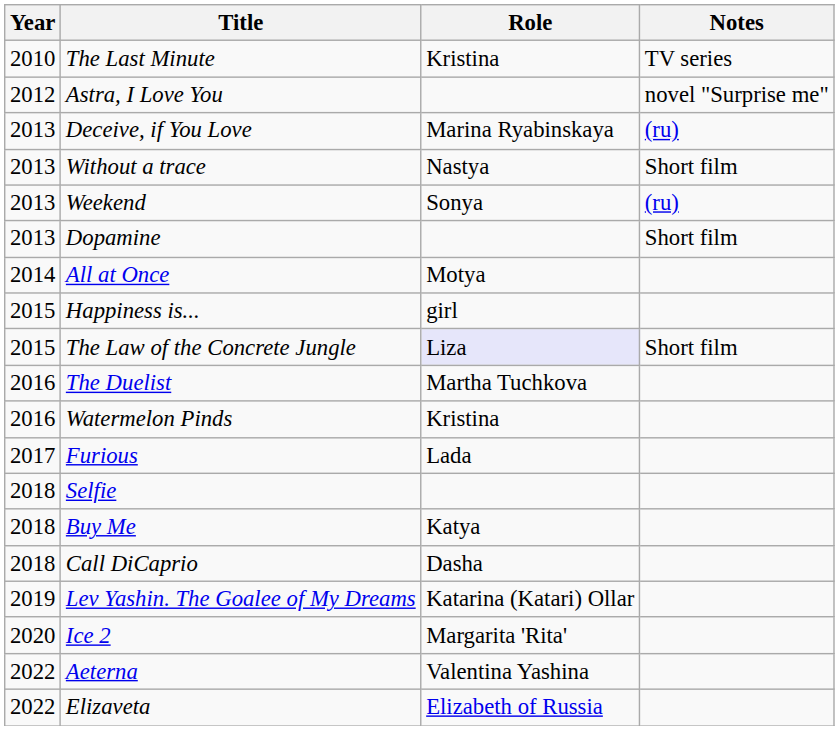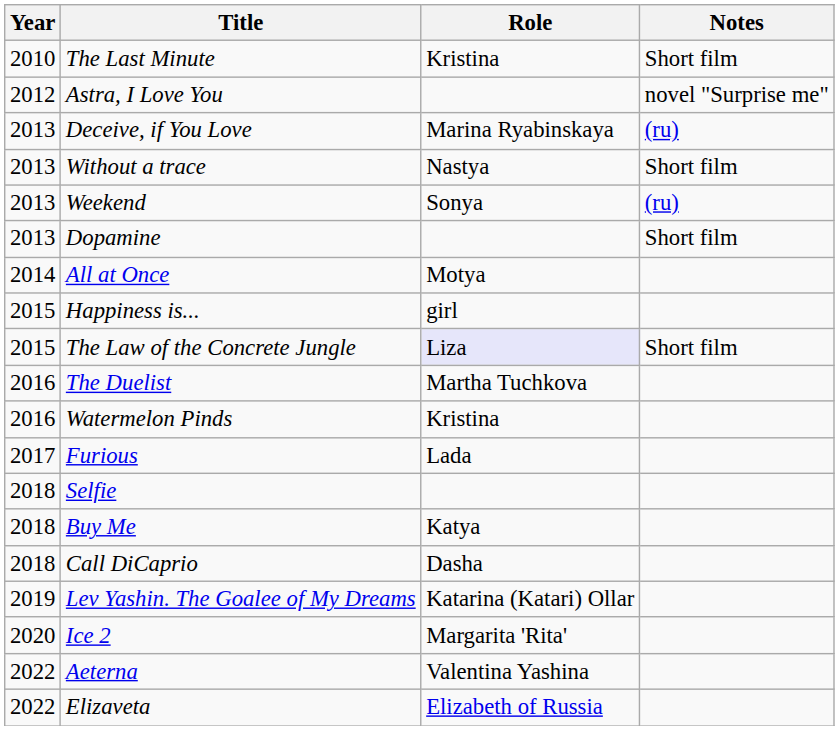(688, 58) TV series -> (691, 58) Short film
